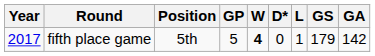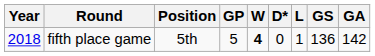(24, 39) 2017 -> (24, 39) 2018
(323, 39) 179 -> (323, 39) 136
